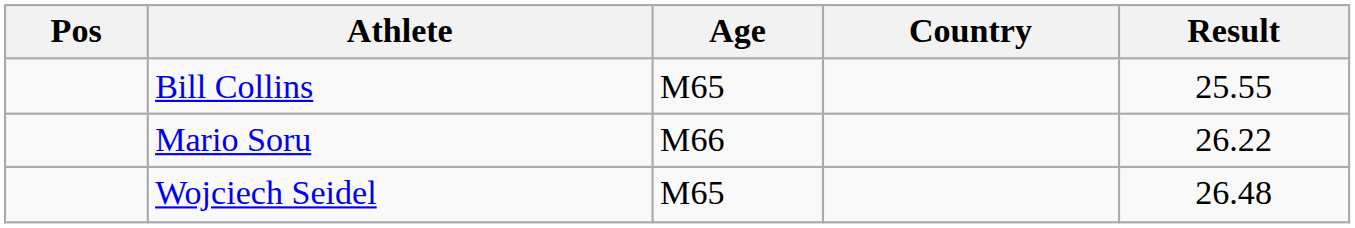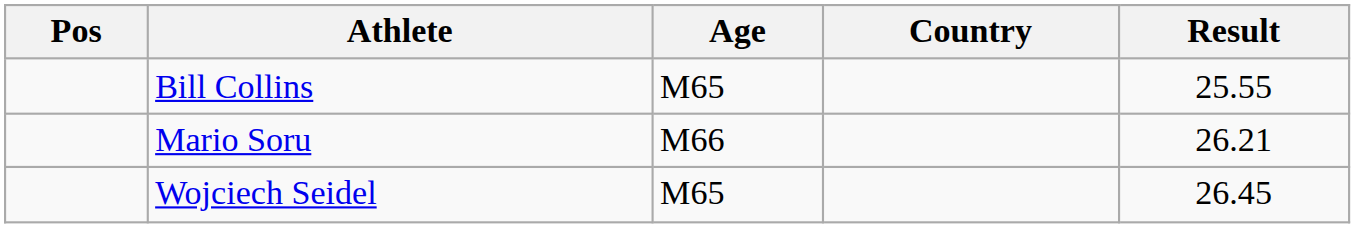(1234, 139) 26.22 -> (1234, 139) 26.21
(1234, 193) 26.48 -> (1234, 193) 26.45
